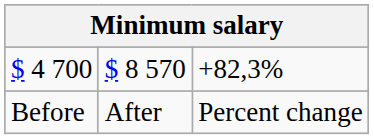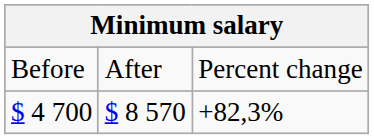rows swapped: (48, 111) <-> (52, 68)
